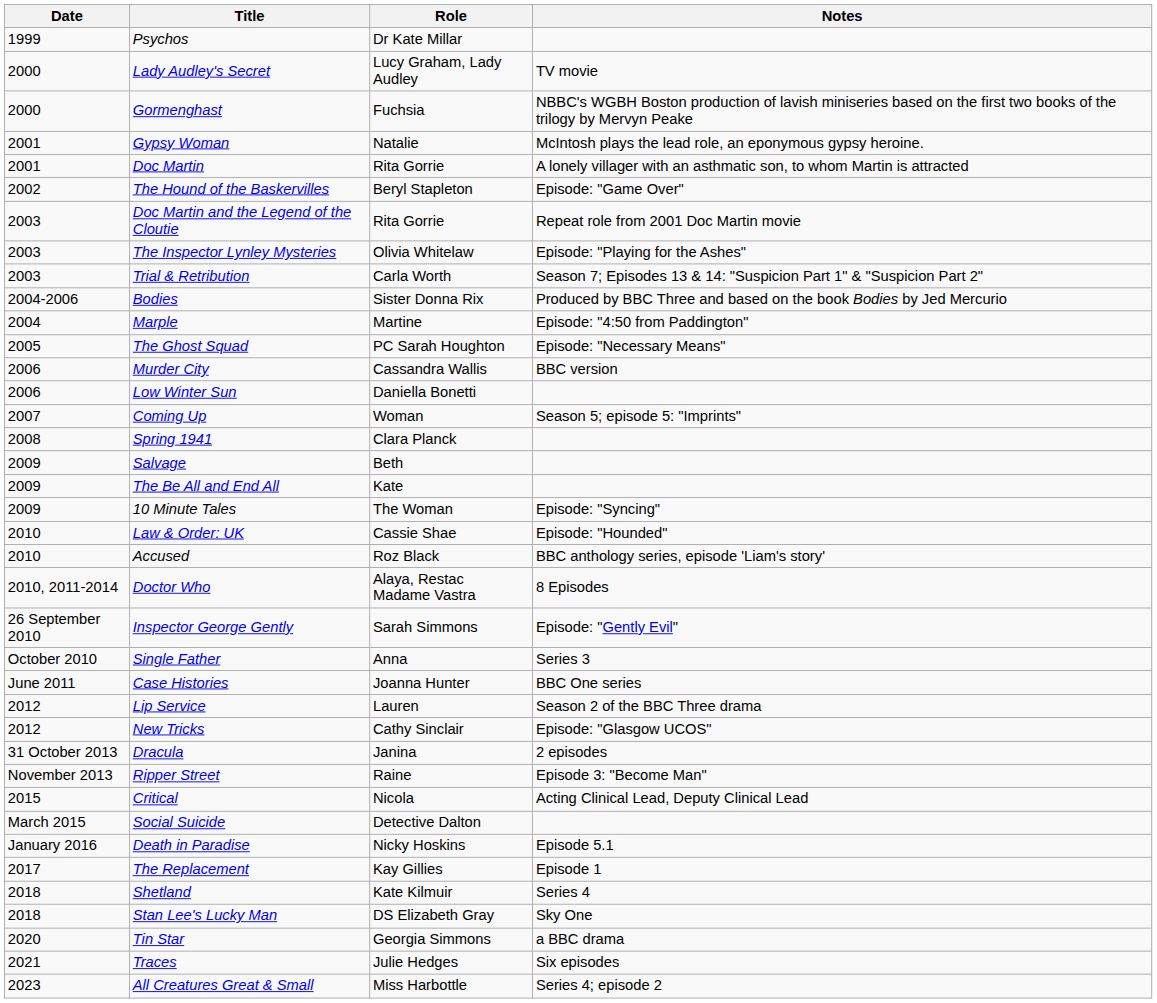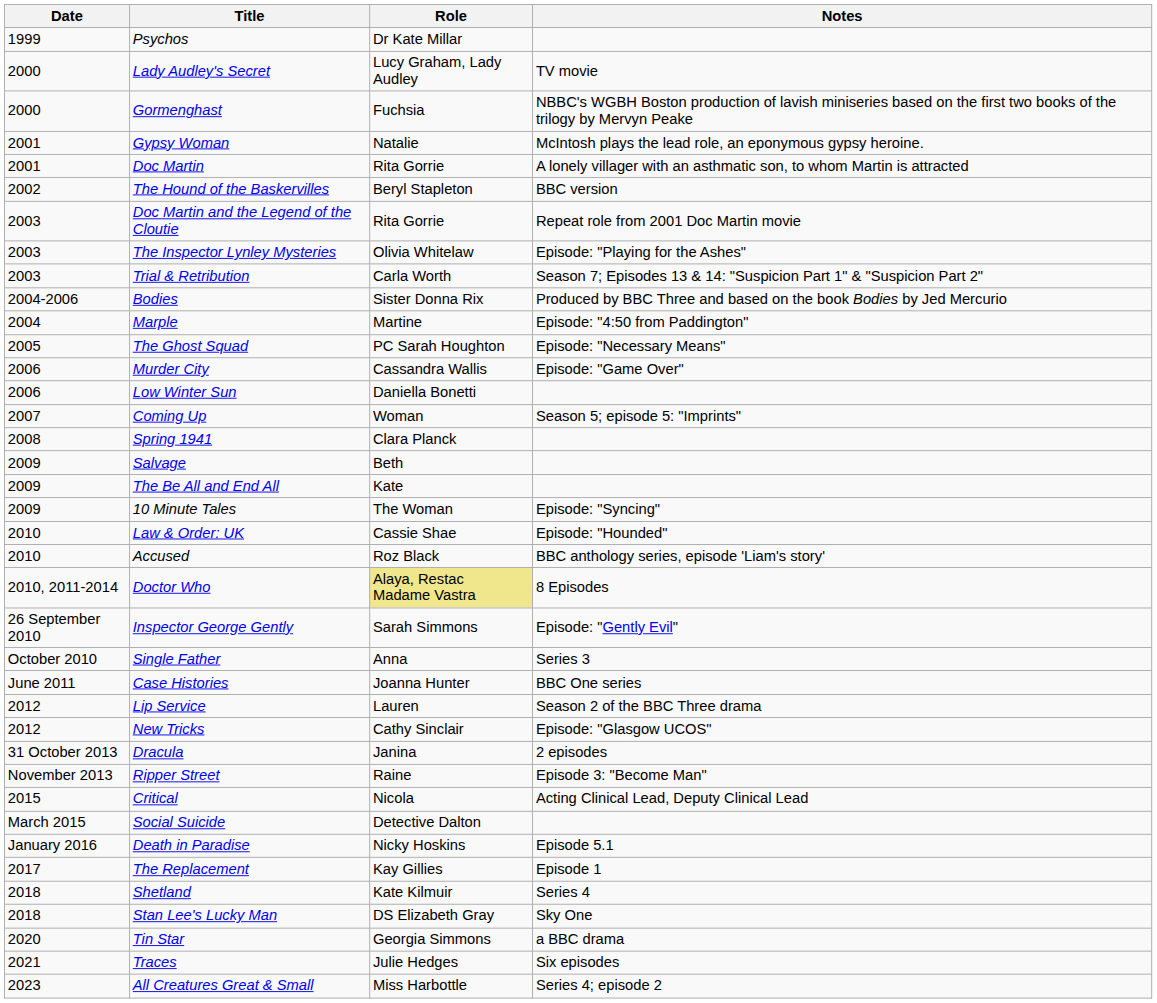(610, 189) Episode: "Game Over" -> (577, 189) BBC version
(577, 369) BBC version -> (610, 369) Episode: "Game Over"
(424, 587) no background -> (424, 587) khaki background
